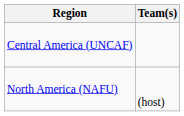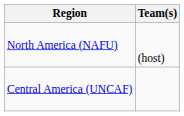rows swapped: (70, 44) <-> (62, 89)
